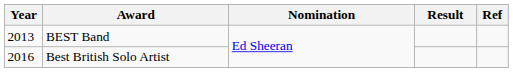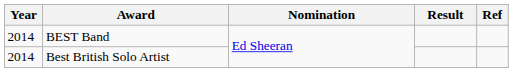(21, 36) 2013 -> (21, 36) 2014
(21, 57) 2016 -> (21, 57) 2014
